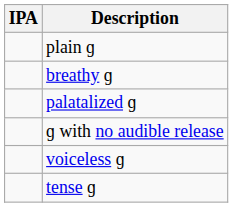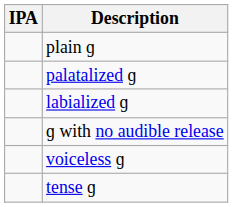- row: (79, 74)
+ row: (87, 103)
